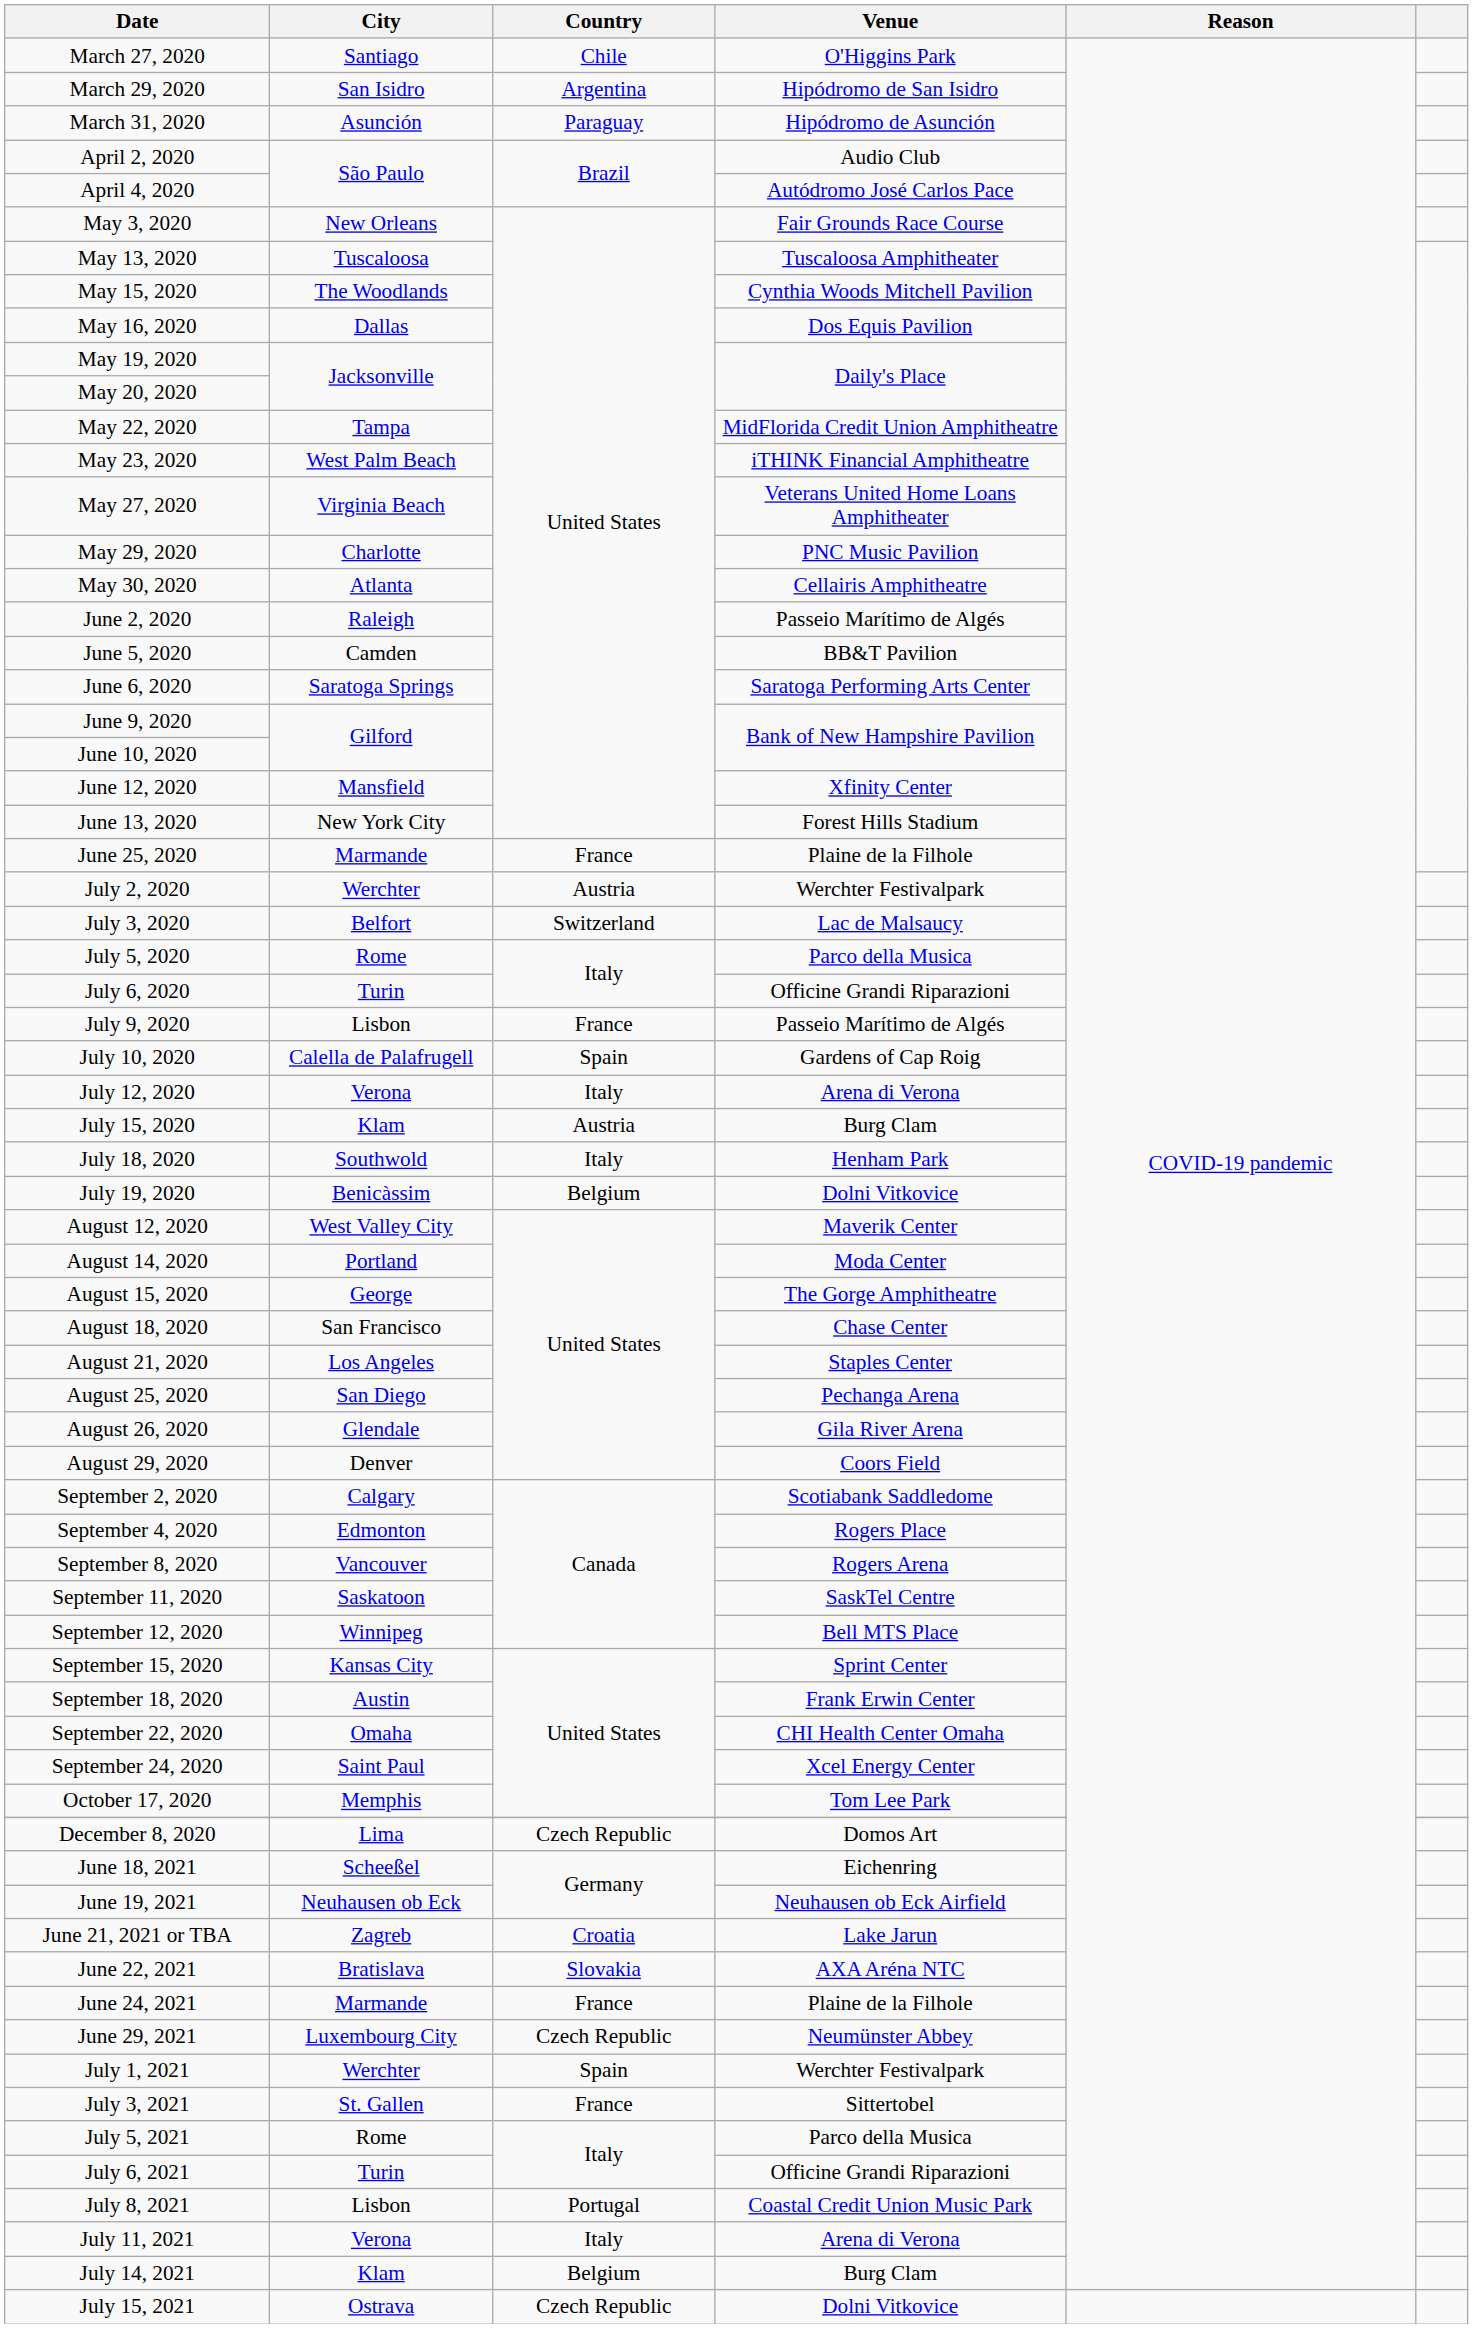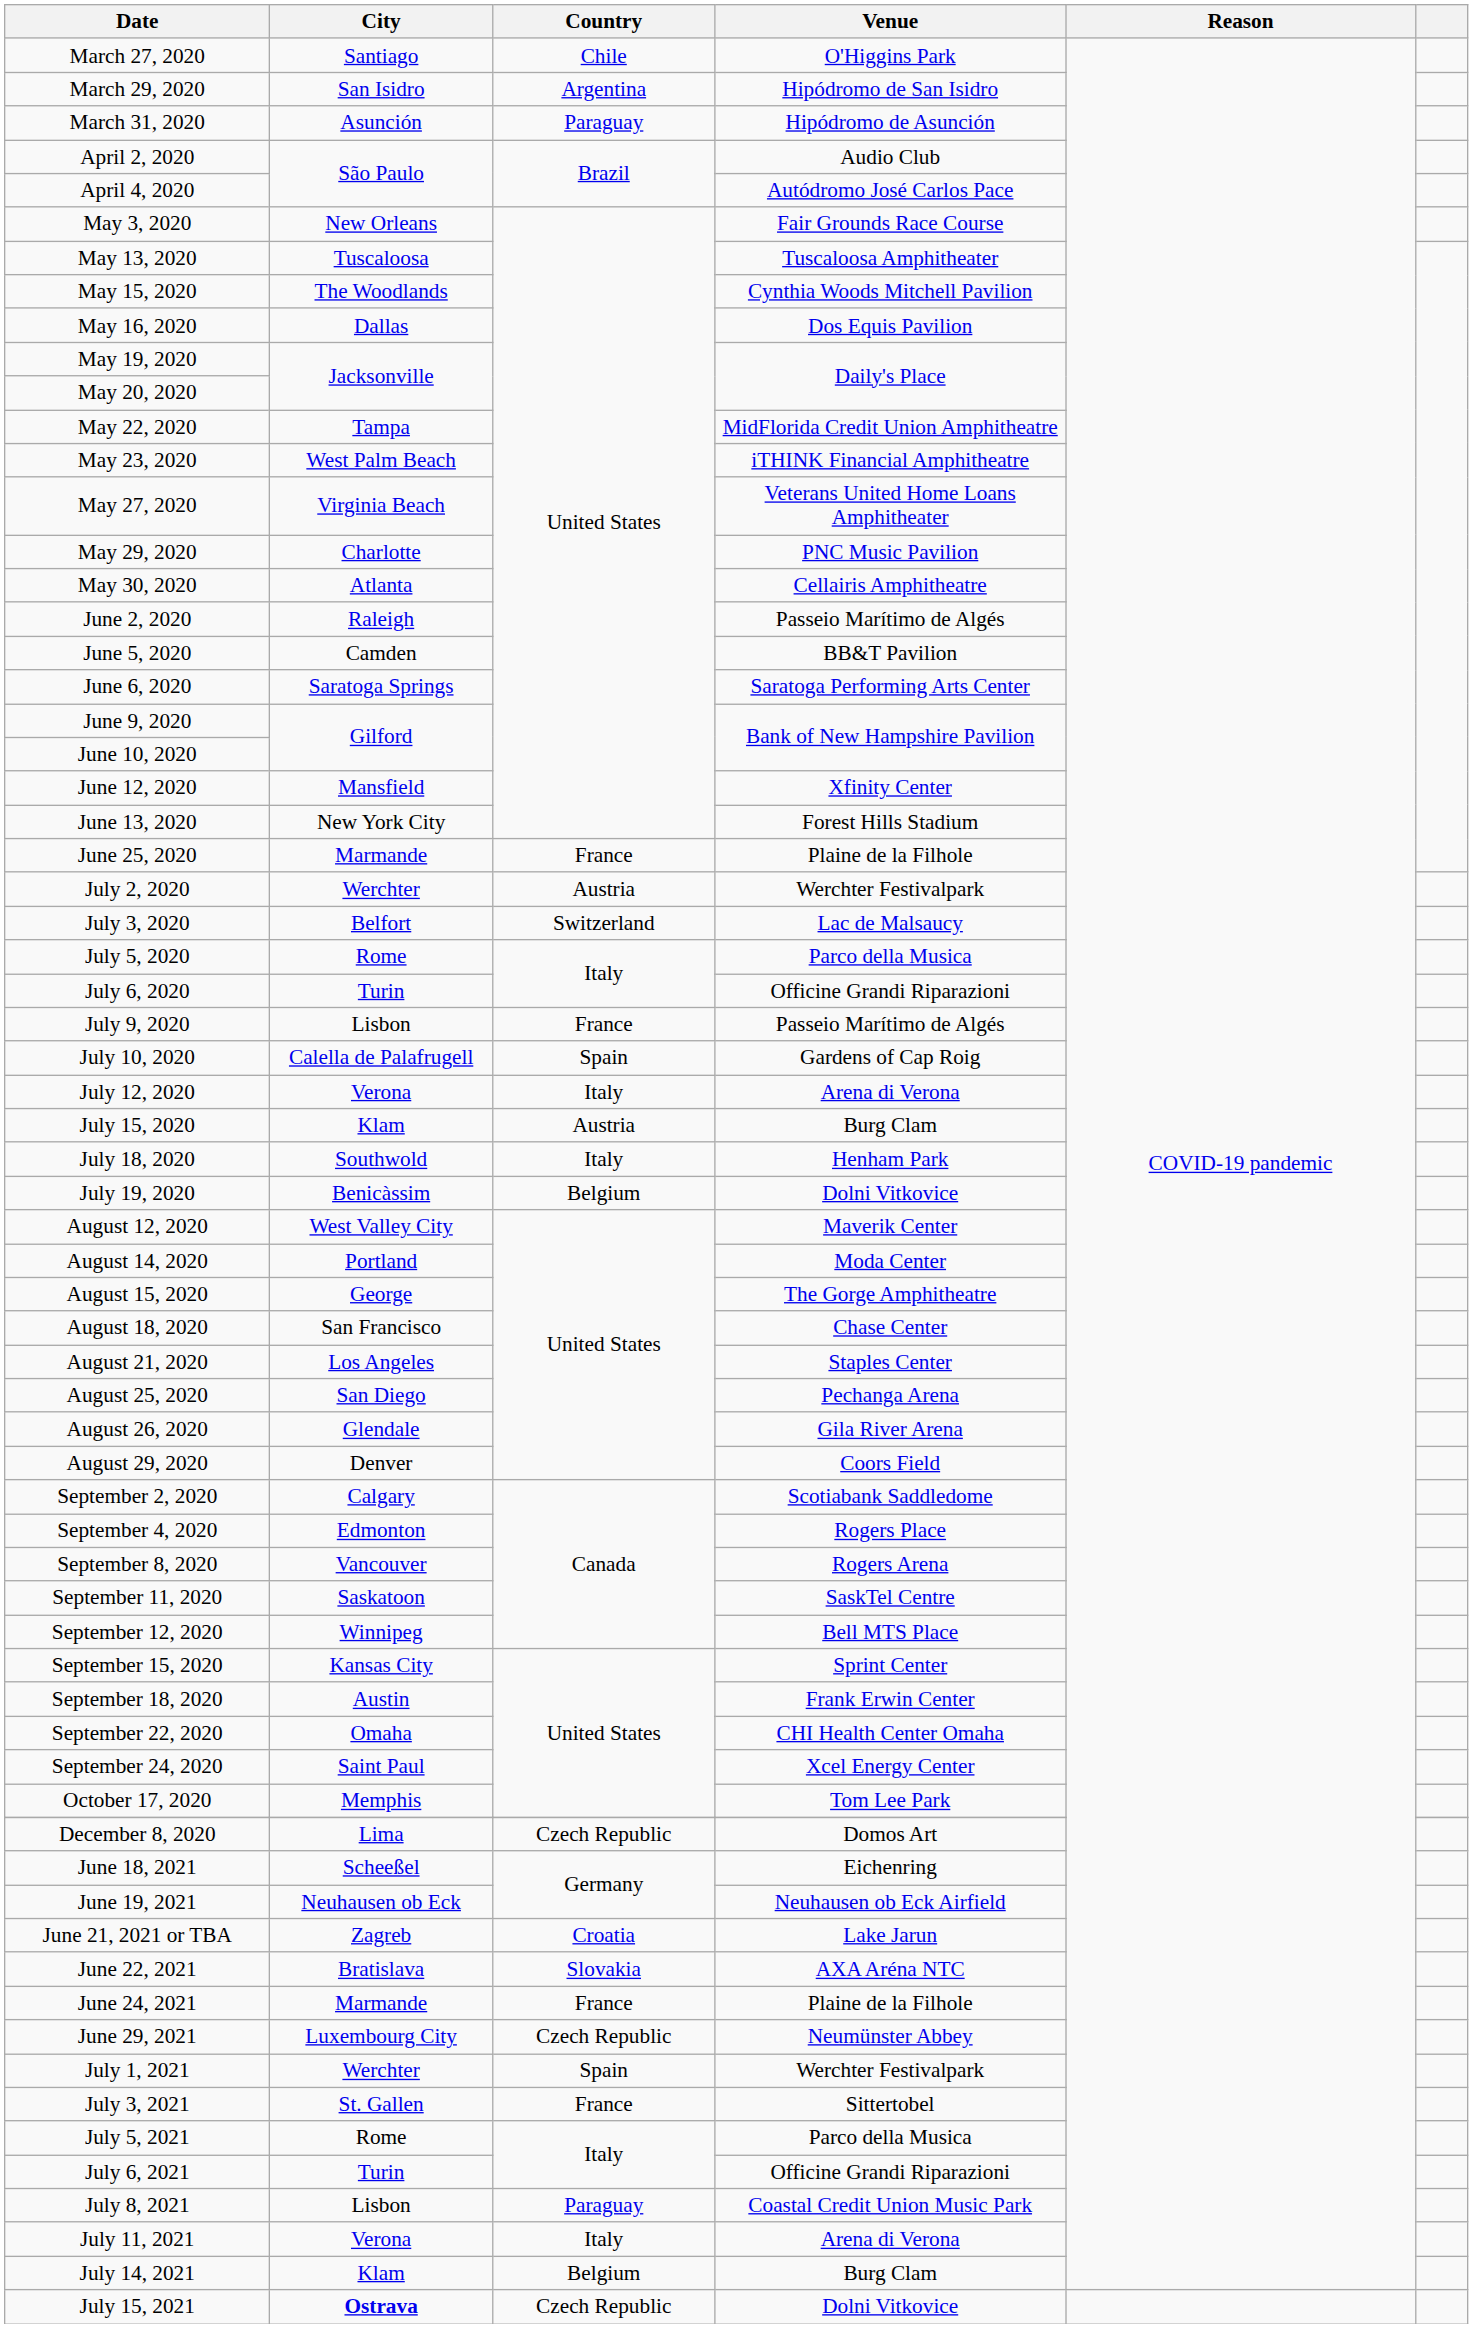(604, 2205) Portugal -> (604, 2205) Paraguay
(381, 2306) normal -> (381, 2306) bold
